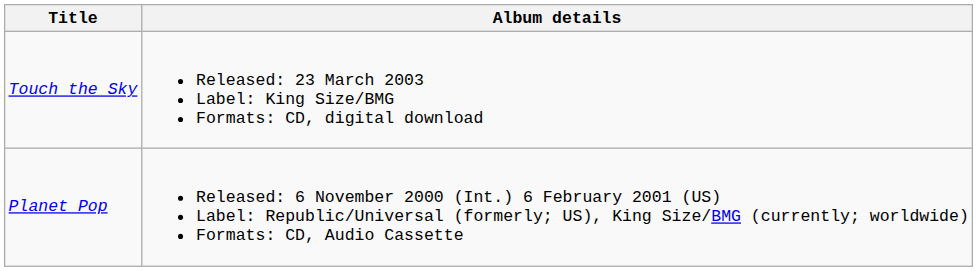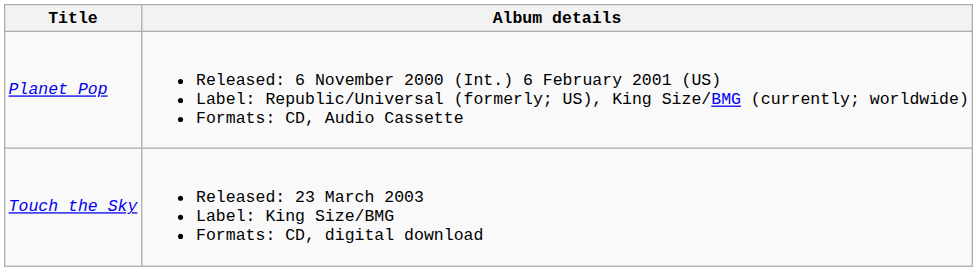rows swapped: (58, 207) <-> (73, 90)
